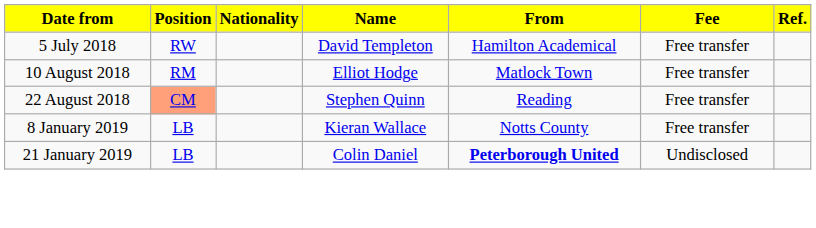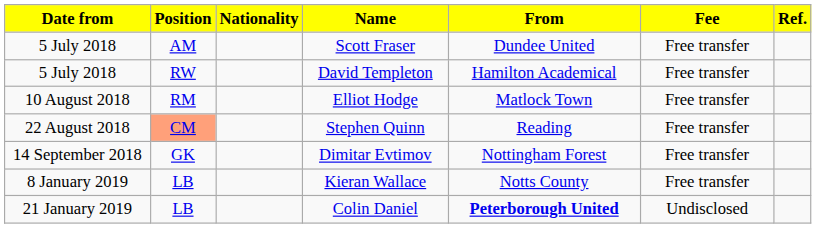+ row: (375, 45)
+ row: (375, 155)
